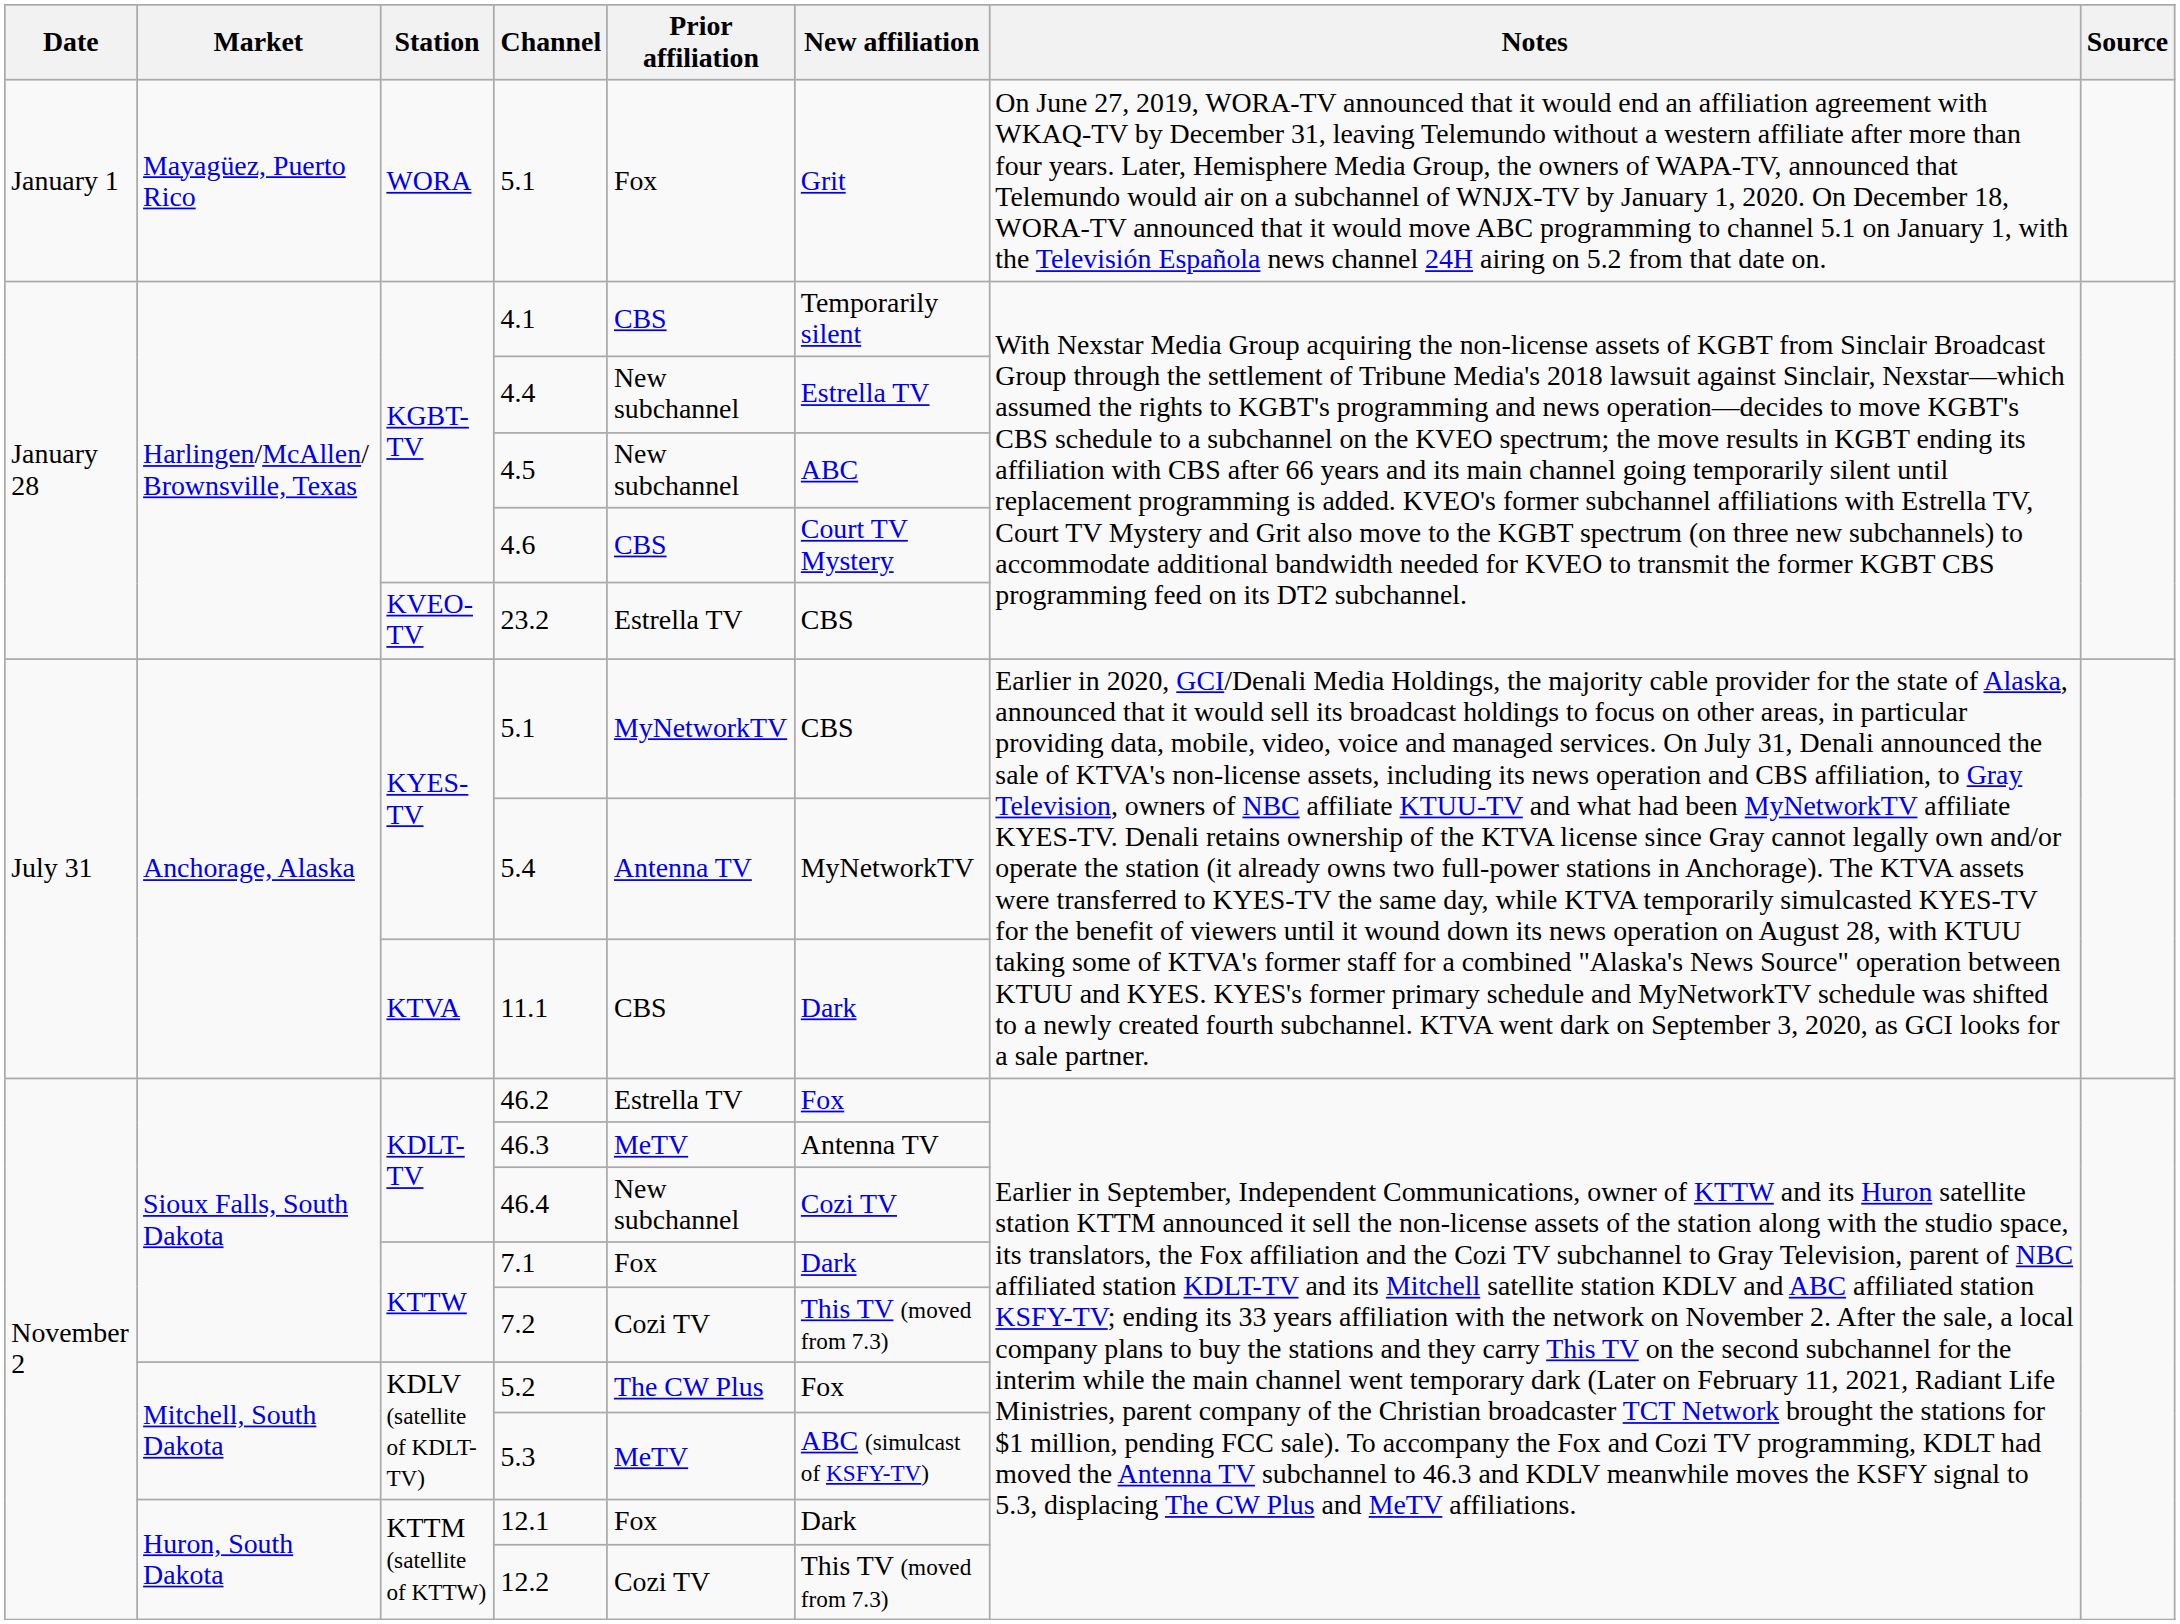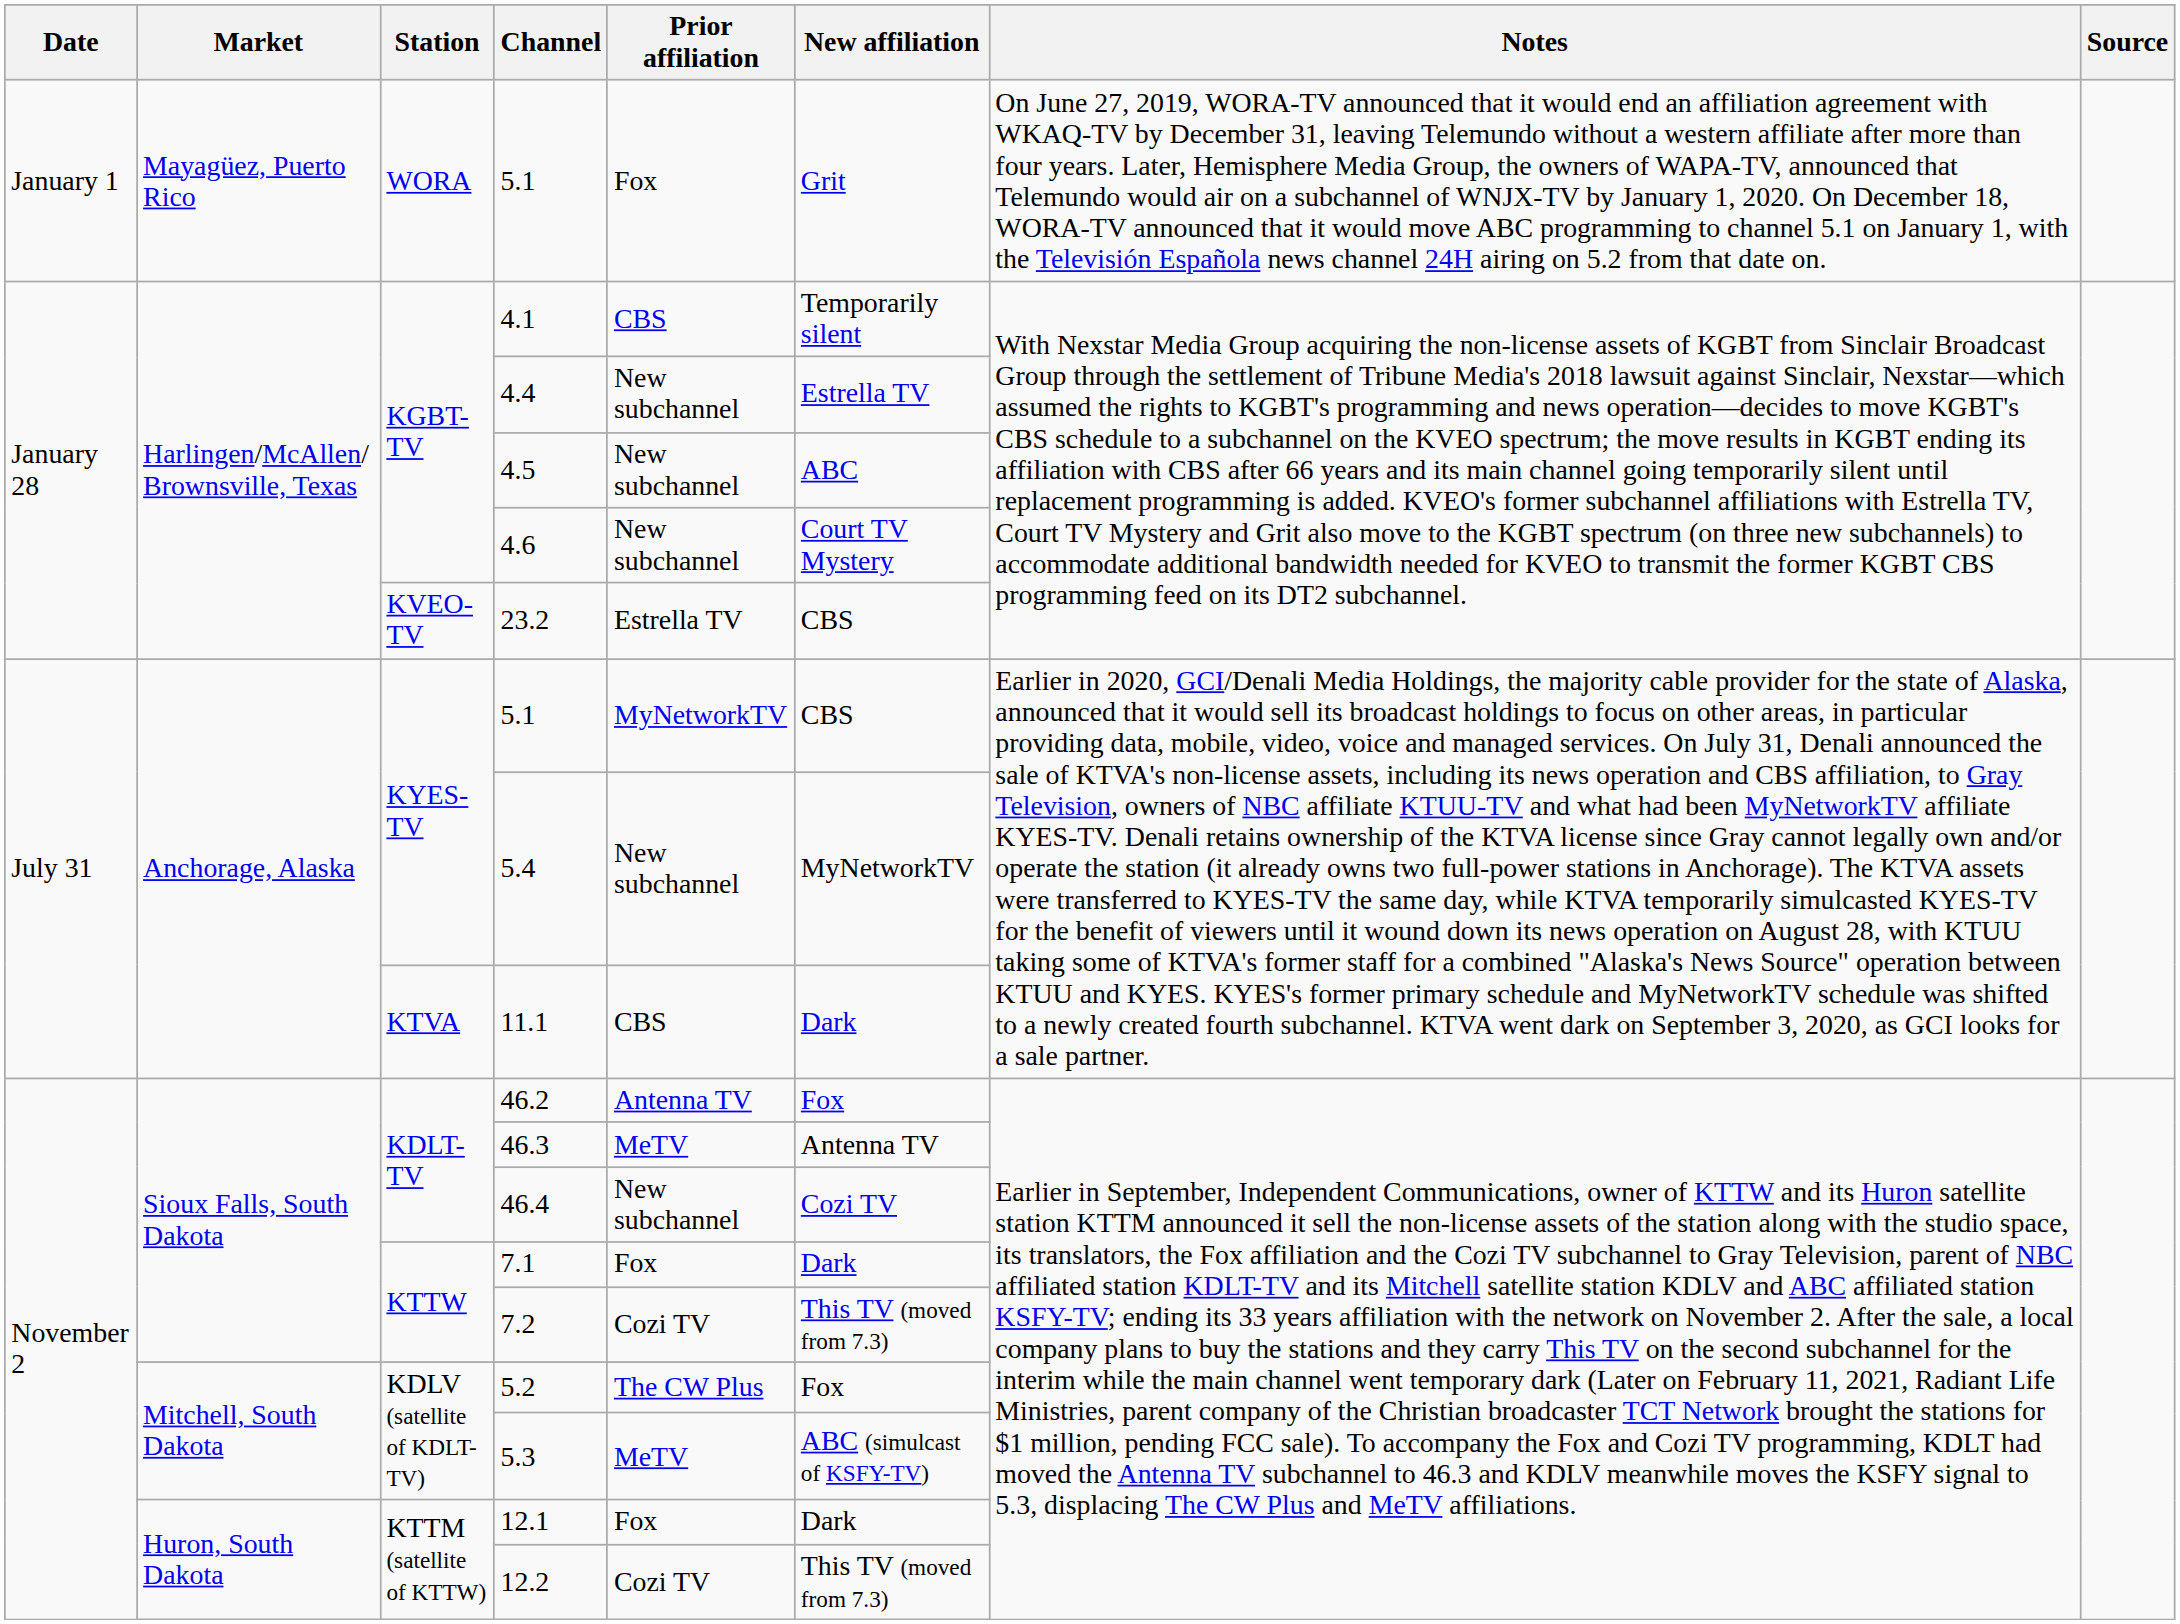(640, 544) CBS -> (677, 544) New subchannel
(683, 868) Antenna TV -> (677, 868) New subchannel
(678, 1100) Estrella TV -> (683, 1100) Antenna TV
